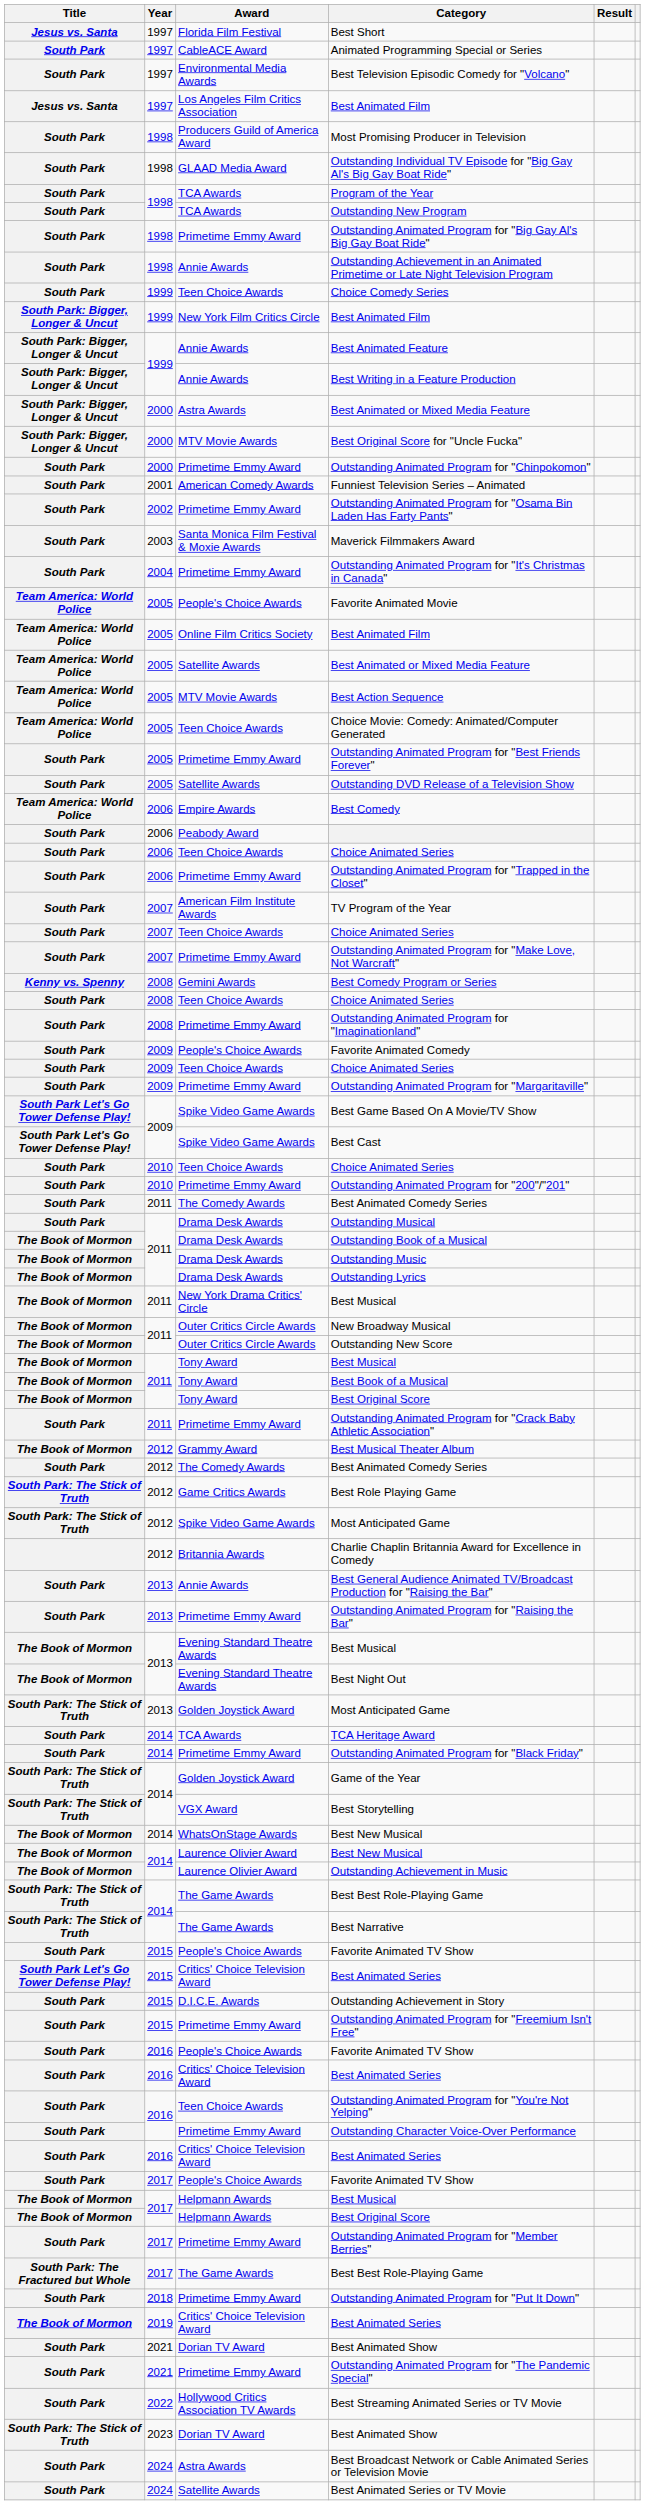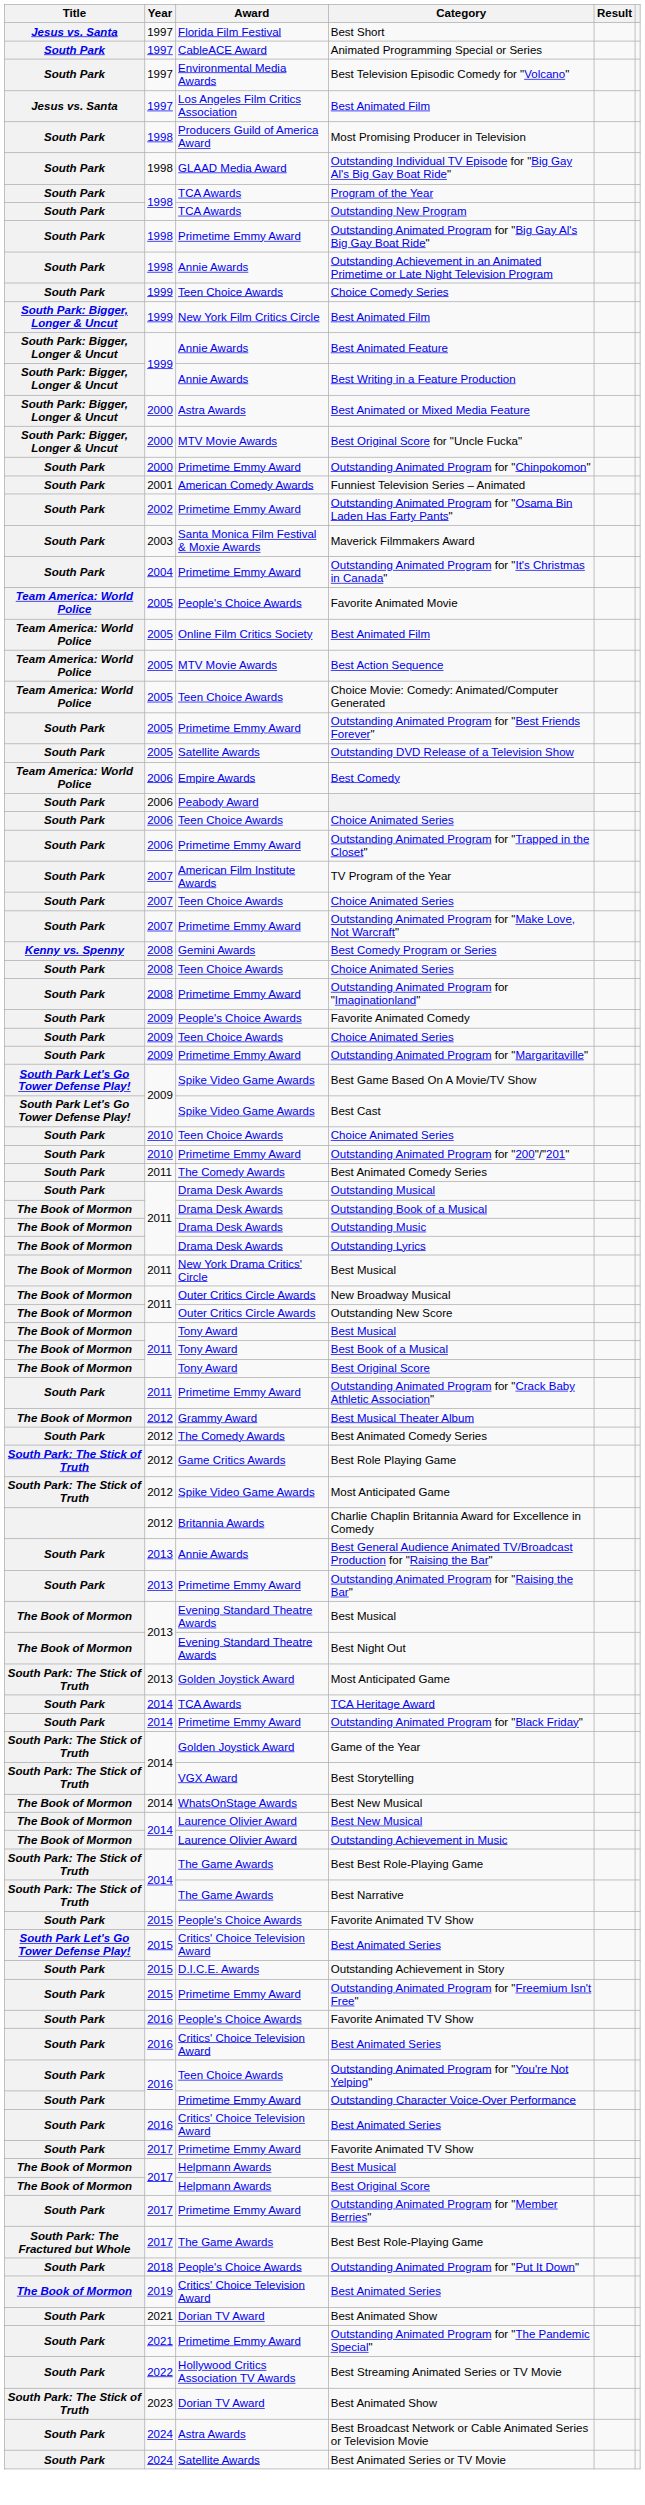- row: (160, 665)
(240, 2181) People's Choice Awards -> (239, 2149) Primetime Emmy Award
(239, 2298) Primetime Emmy Award -> (240, 2267) People's Choice Awards
